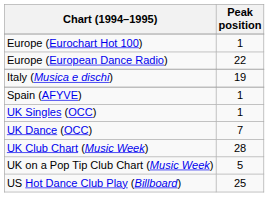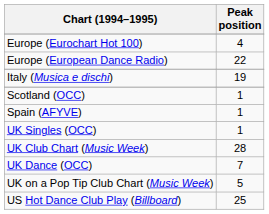(240, 43) 1 -> (240, 43) 4
+ row: (46, 95)
rows swapped: (50, 130) <-> (78, 148)
